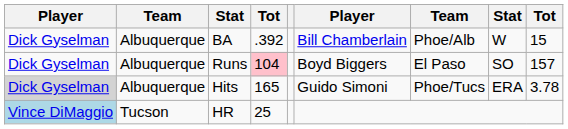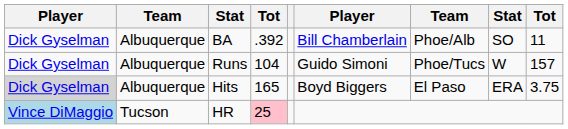(499, 40) W -> (503, 40) SO
(538, 40) 15 -> (538, 40) 11
(267, 64) pink background -> (267, 64) no background
(342, 64) Boyd Biggers -> (342, 64) Guido Simoni
(440, 64) El Paso -> (449, 64) Phoe/Tucs
(503, 64) SO -> (499, 64) W
(342, 87) Guido Simoni -> (342, 87) Boyd Biggers
(449, 87) Phoe/Tucs -> (440, 87) El Paso
(545, 87) 3.78 -> (545, 87) 3.75
(263, 111) no background -> (263, 111) pink background
